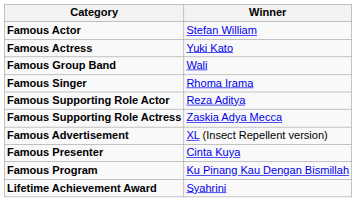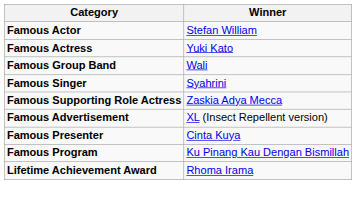(220, 83) Rhoma Irama -> (206, 83) Syahrini
- row: (88, 100)
(206, 188) Syahrini -> (220, 170) Rhoma Irama
